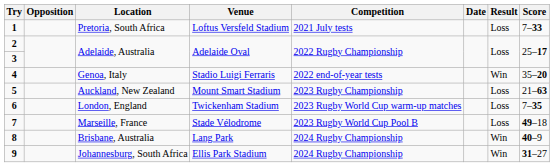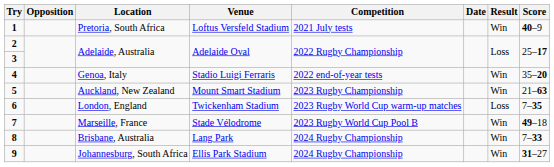(500, 28) Loss -> (499, 28) Win
(532, 28) 7–33 -> (532, 28) 40–9
(500, 91) Loss -> (499, 91) Win
(500, 122) Loss -> (499, 122) Win
(532, 138) 40–9 -> (532, 138) 7–33
